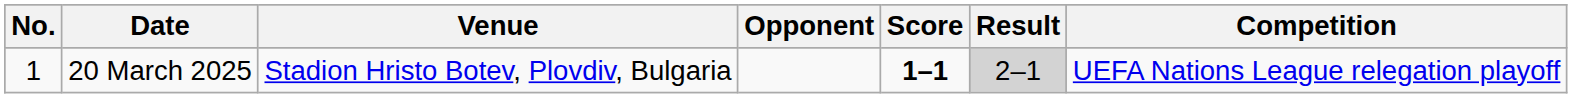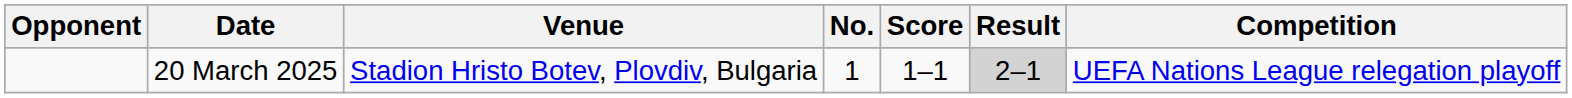columns swapped: (33, 26) <-> (809, 26)
(925, 69) bold -> (925, 69) normal
